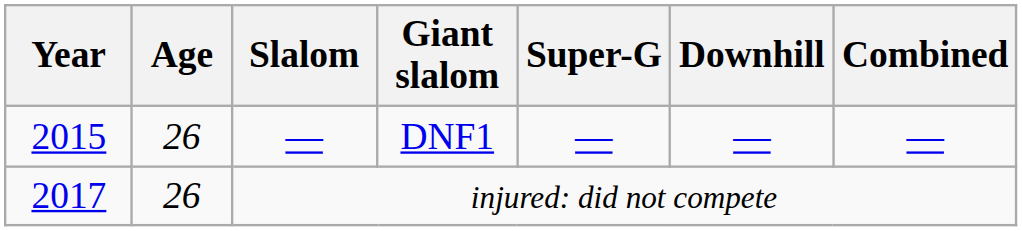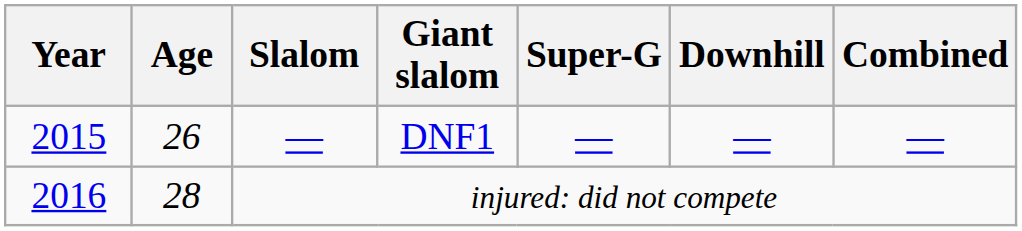(69, 195) 2017 -> (69, 195) 2016
(182, 195) 26 -> (182, 195) 28
